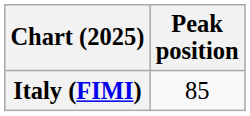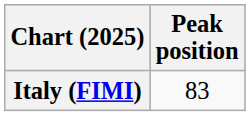(197, 90) 85 -> (197, 90) 83
